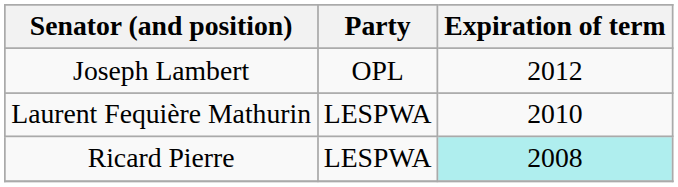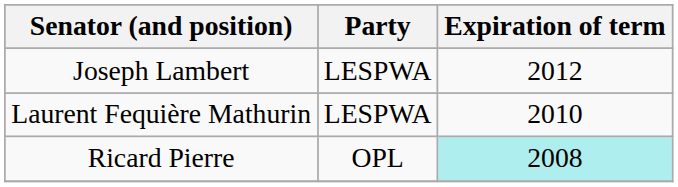(378, 70) OPL -> (378, 70) LESPWA
(378, 158) LESPWA -> (378, 158) OPL
